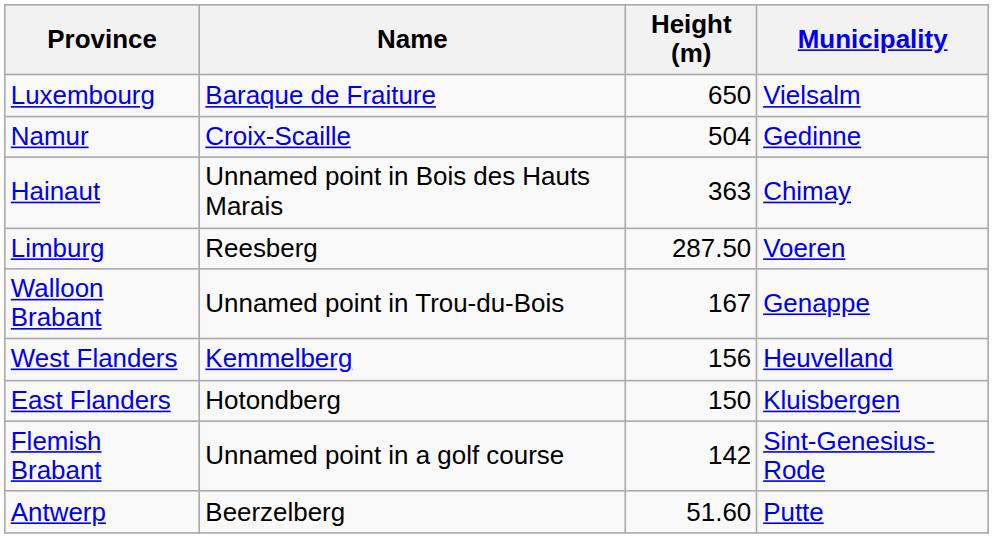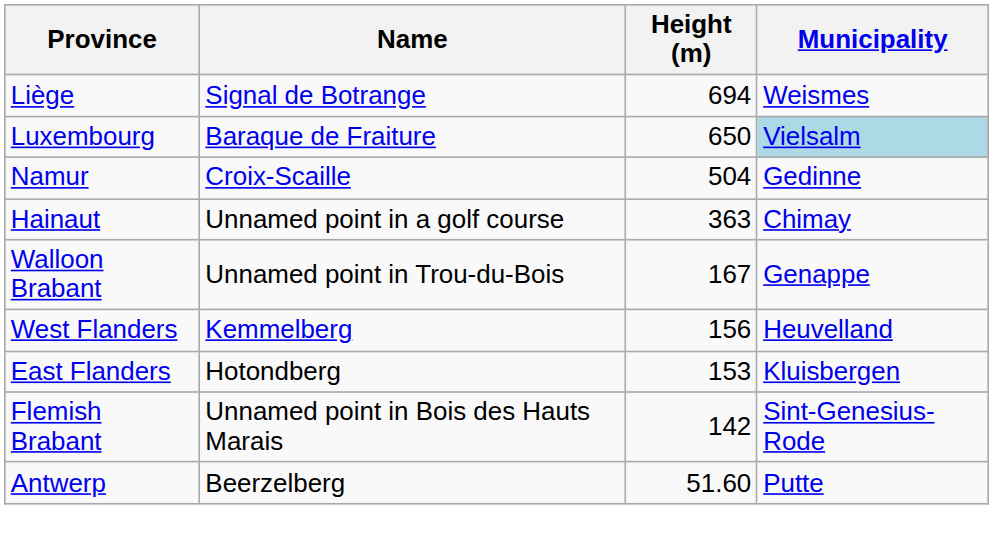+ row: (43, 95)
(812, 95) no background -> (812, 136) lightblue background
(398, 192) Unnamed point in Bois des Hauts Marais -> (385, 218) Unnamed point in a golf course
- row: (58, 247)
(730, 400) 150 -> (730, 371) 153
(385, 455) Unnamed point in a golf course -> (398, 426) Unnamed point in Bois des Hauts Marais
